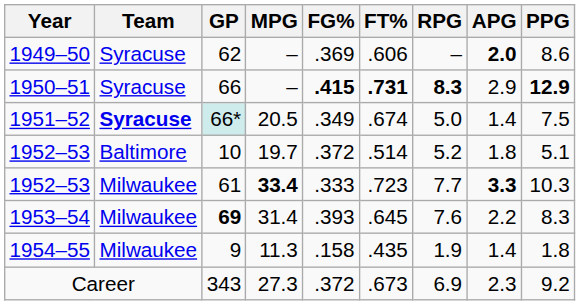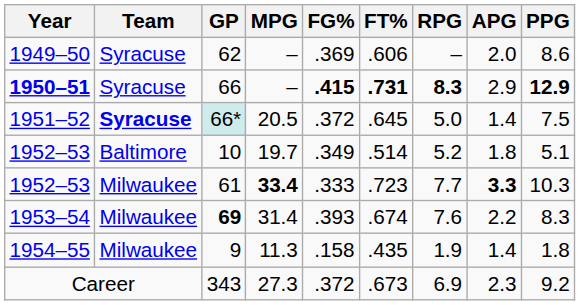(502, 54) bold -> (502, 54) normal
(50, 87) normal -> (50, 87) bold
(334, 119) .349 -> (334, 119) .372
(388, 119) .674 -> (388, 119) .645
(334, 152) .372 -> (334, 152) .349
(388, 218) .645 -> (388, 218) .674
